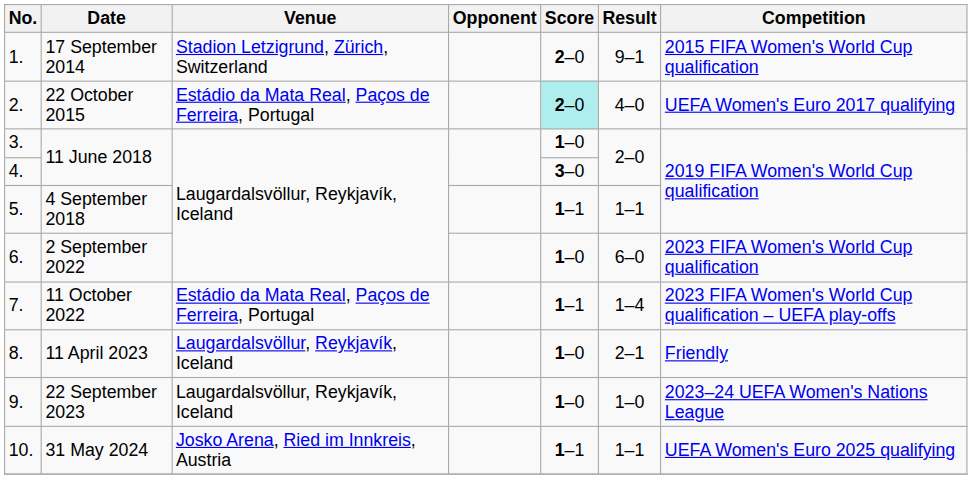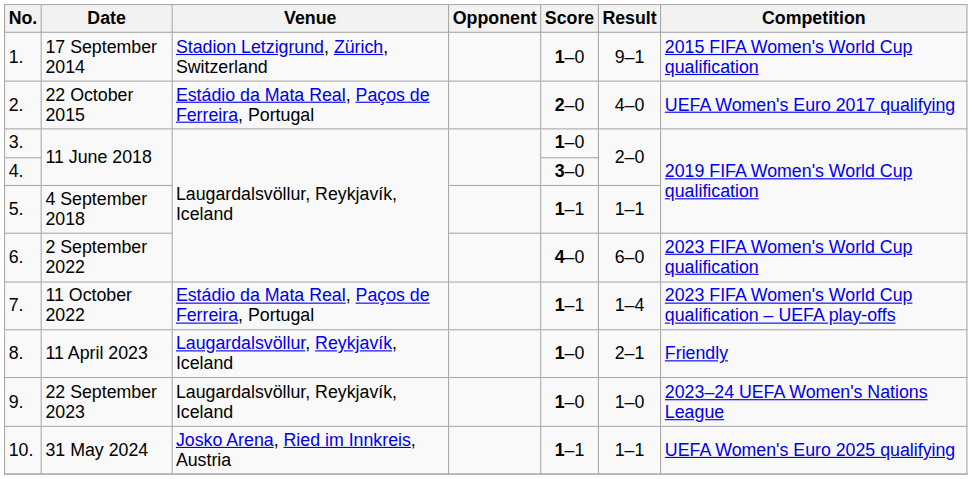(570, 56) 2–0 -> (570, 56) 1–0
(570, 104) paleturquoise background -> (570, 104) no background
(570, 257) 1–0 -> (570, 257) 4–0
